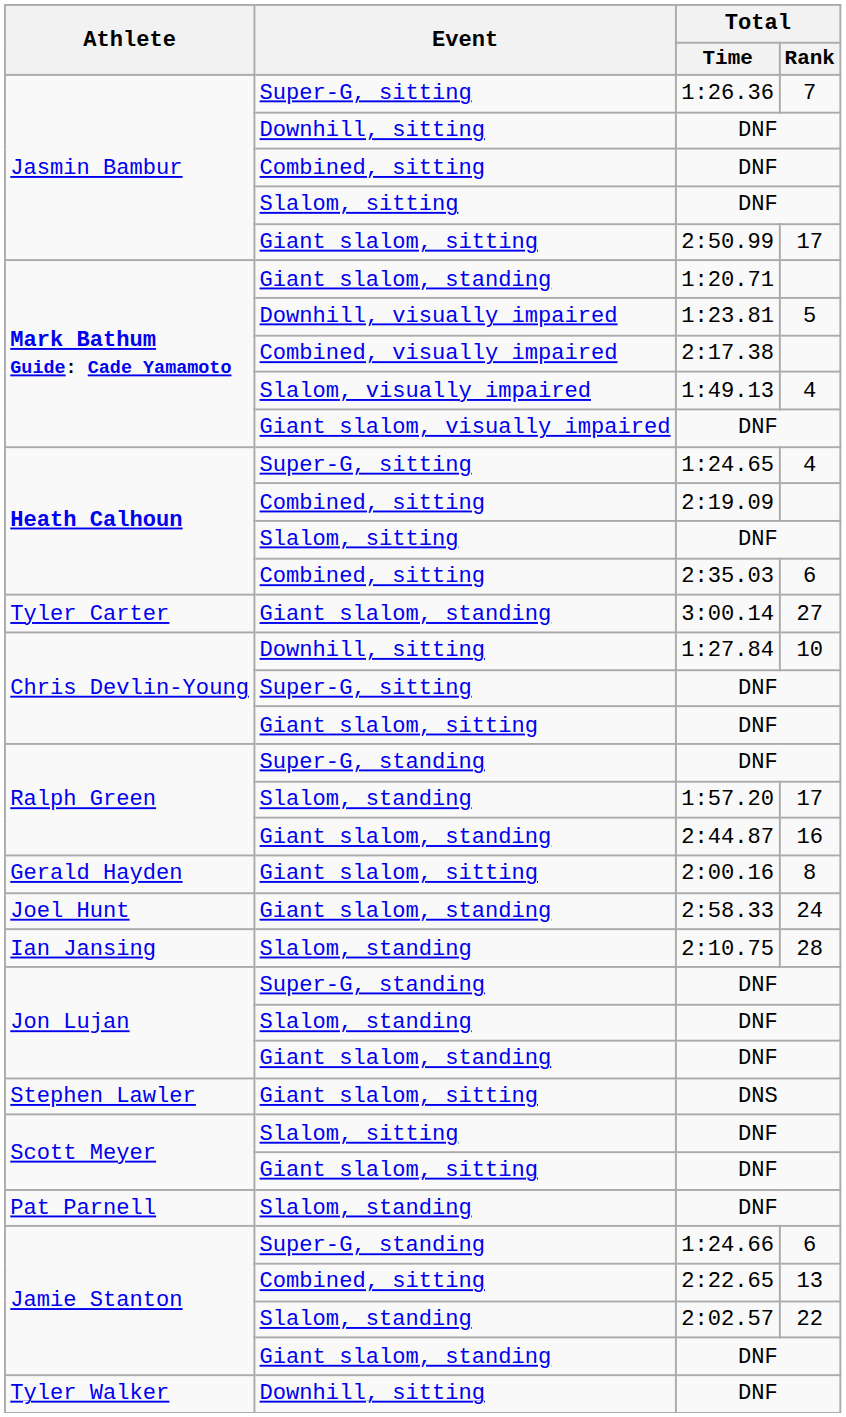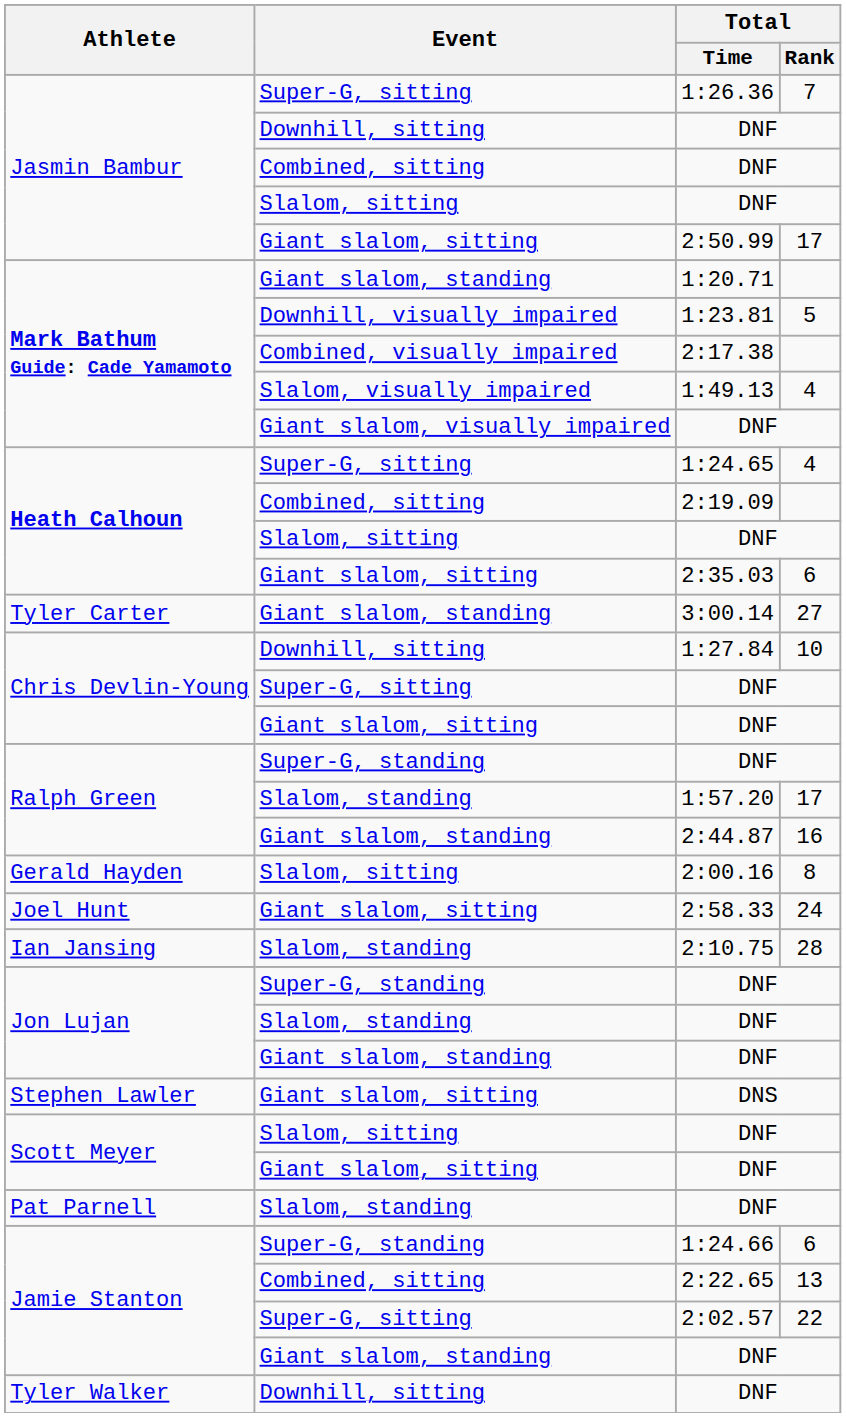(372, 576) Combined, sitting -> (399, 576) Giant slalom, sitting
(399, 873) Giant slalom, sitting -> (359, 873) Slalom, sitting
(405, 911) Giant slalom, standing -> (399, 911) Giant slalom, sitting
(366, 1319) Slalom, standing -> (366, 1319) Super-G, sitting
